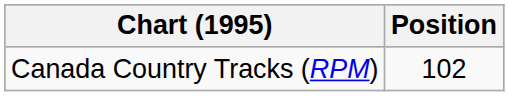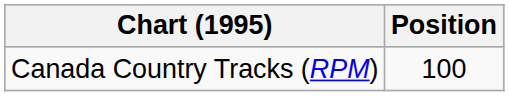(444, 68) 102 -> (444, 68) 100
